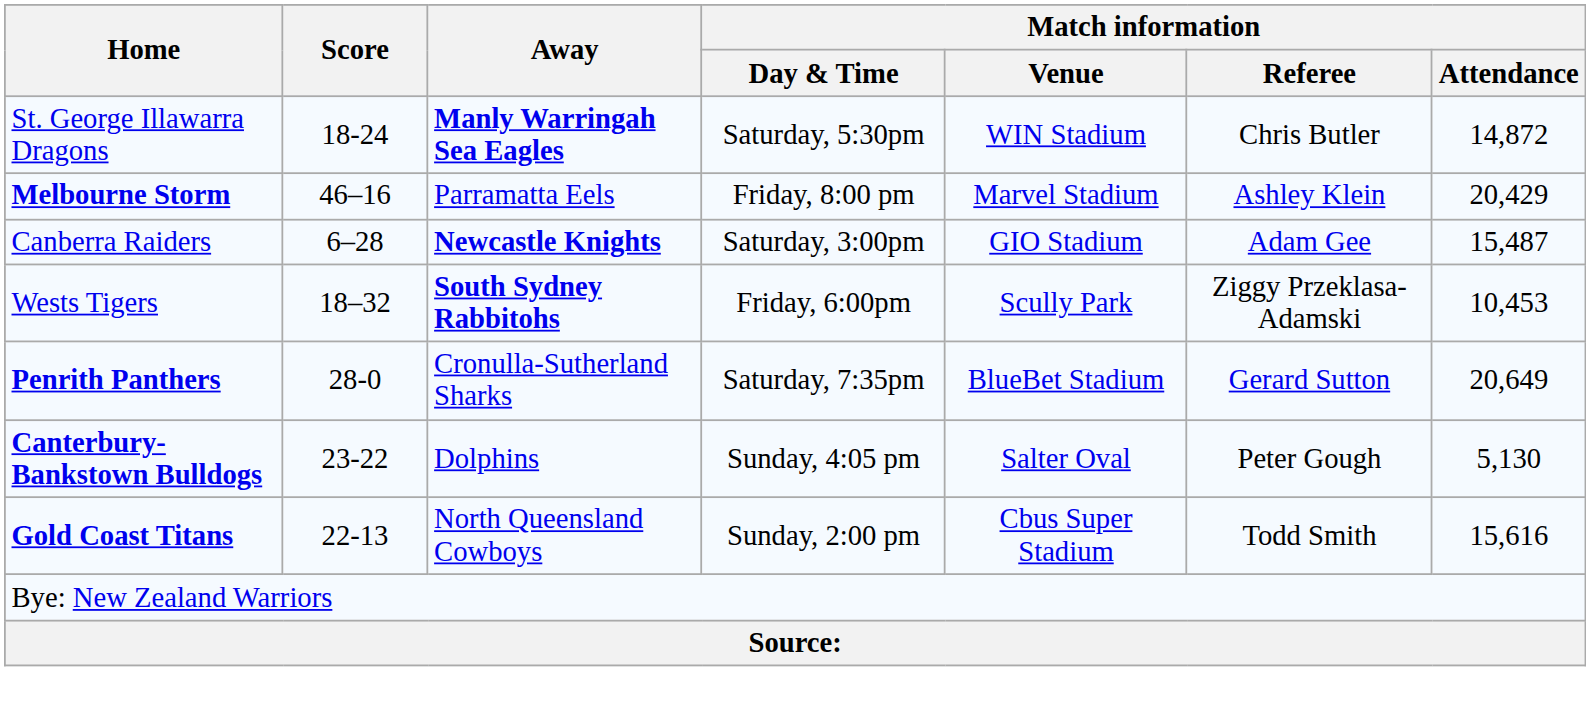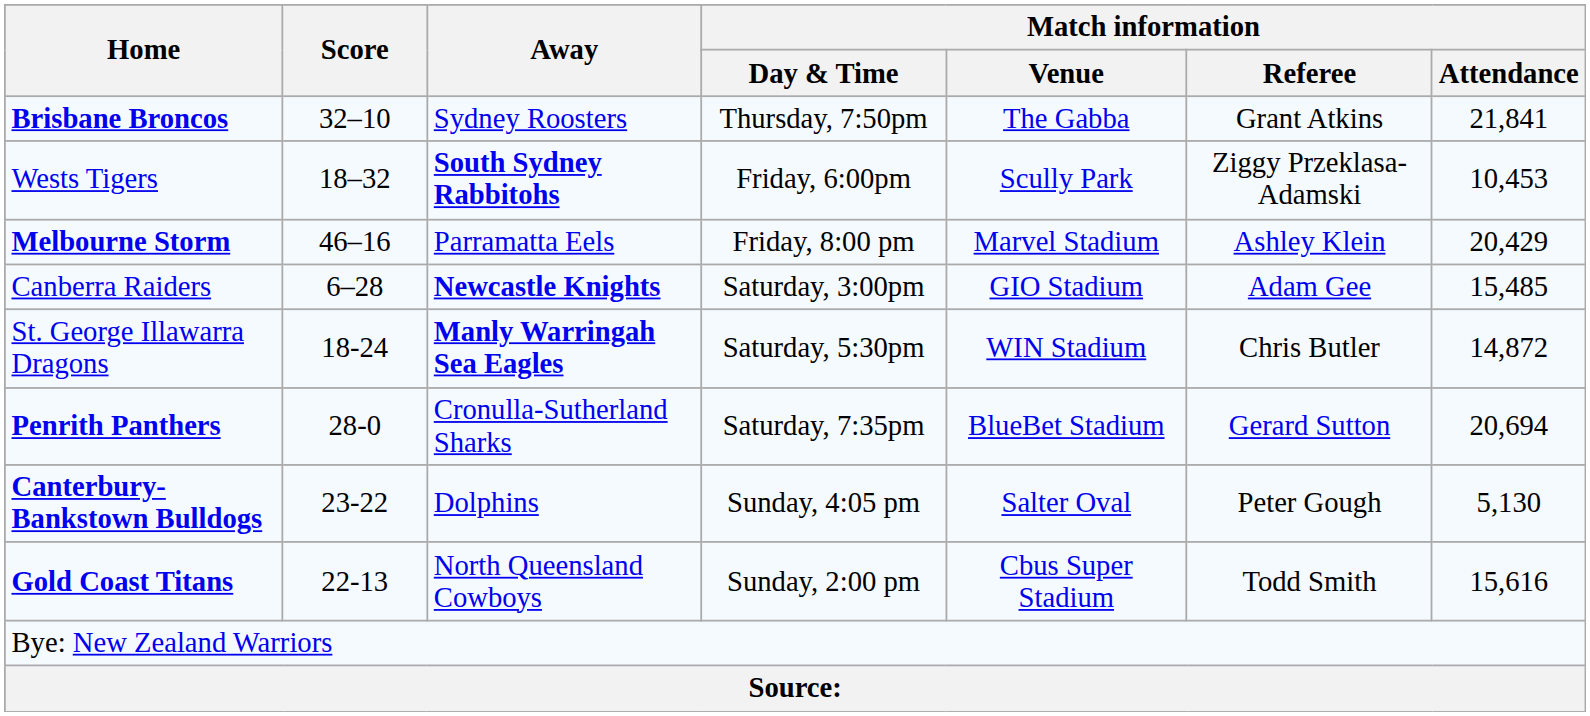+ row: (120, 118)
rows swapped: (85, 302) <-> (128, 134)
(1509, 241) 15,487 -> (1509, 286) 15,485
(1509, 380) 20,649 -> (1509, 425) 20,694
